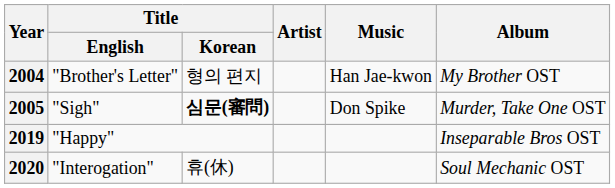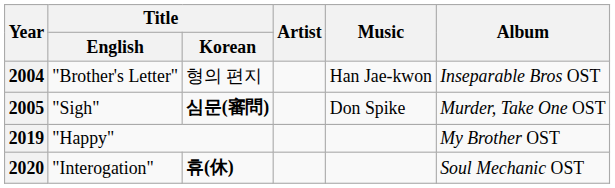(500, 76) My Brother OST -> (520, 76) Inseparable Bros OST
(520, 137) Inseparable Bros OST -> (500, 137) My Brother OST
(210, 167) normal -> (210, 167) bold
